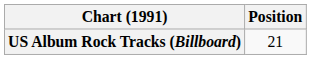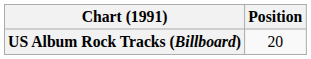(275, 41) 21 -> (275, 41) 20
